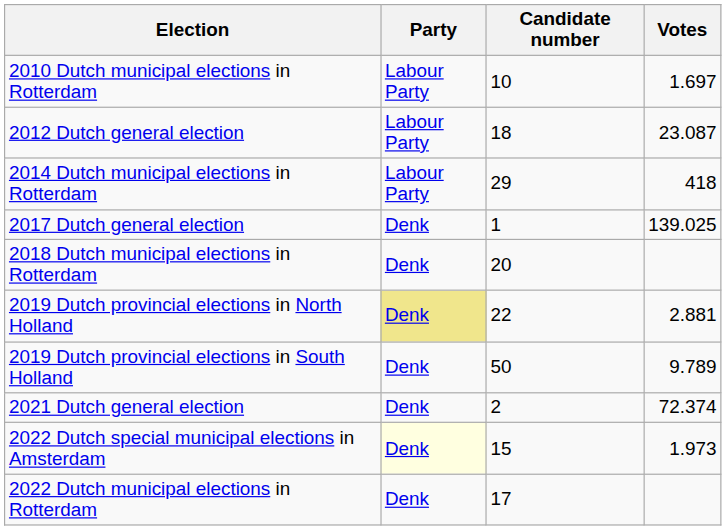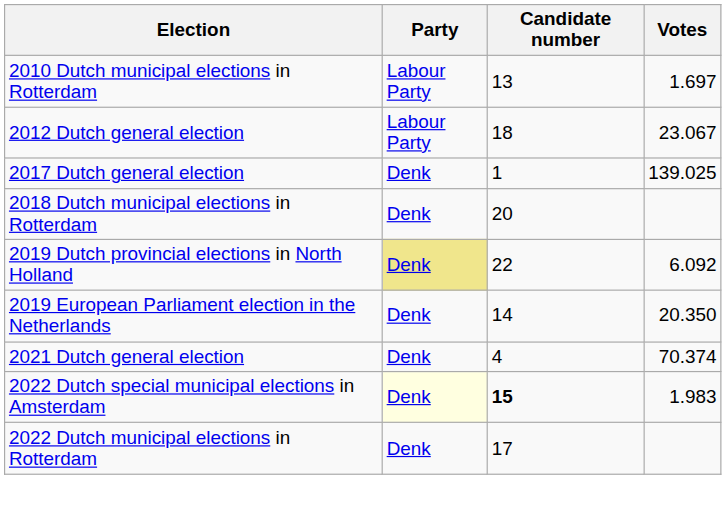(501, 81) 10 -> (502, 81) 13
(688, 132) 23.087 -> (688, 132) 23.067
- row: (150, 183)
(693, 315) 2.881 -> (693, 264) 6.092
- row: (177, 367)
+ row: (182, 315)
(496, 407) 2 -> (497, 356) 4
(688, 407) 72.374 -> (688, 356) 70.374
(501, 448) normal -> (502, 397) bold
(693, 448) 1.973 -> (693, 397) 1.983
